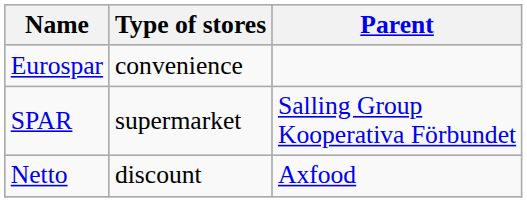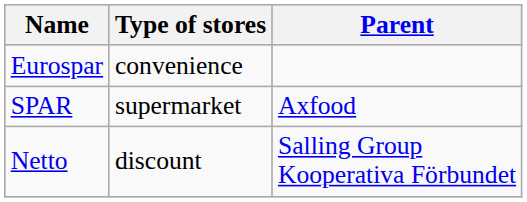(397, 120) Salling Group Kooperativa Förbundet -> (317, 106) Axfood
(317, 175) Axfood -> (397, 160) Salling Group Kooperativa Förbundet
